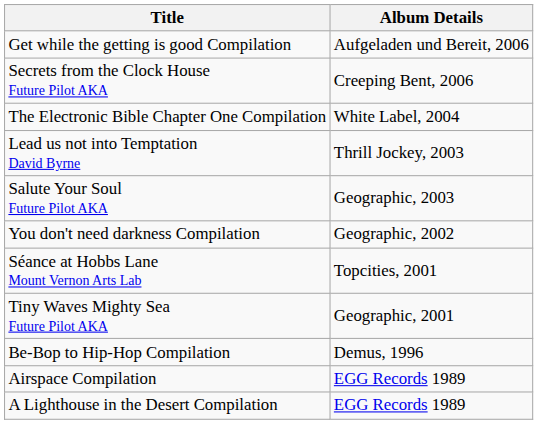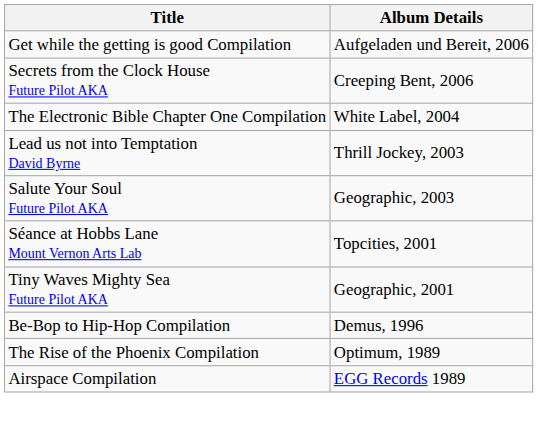- row: (134, 234)
+ row: (134, 352)
- row: (143, 405)
